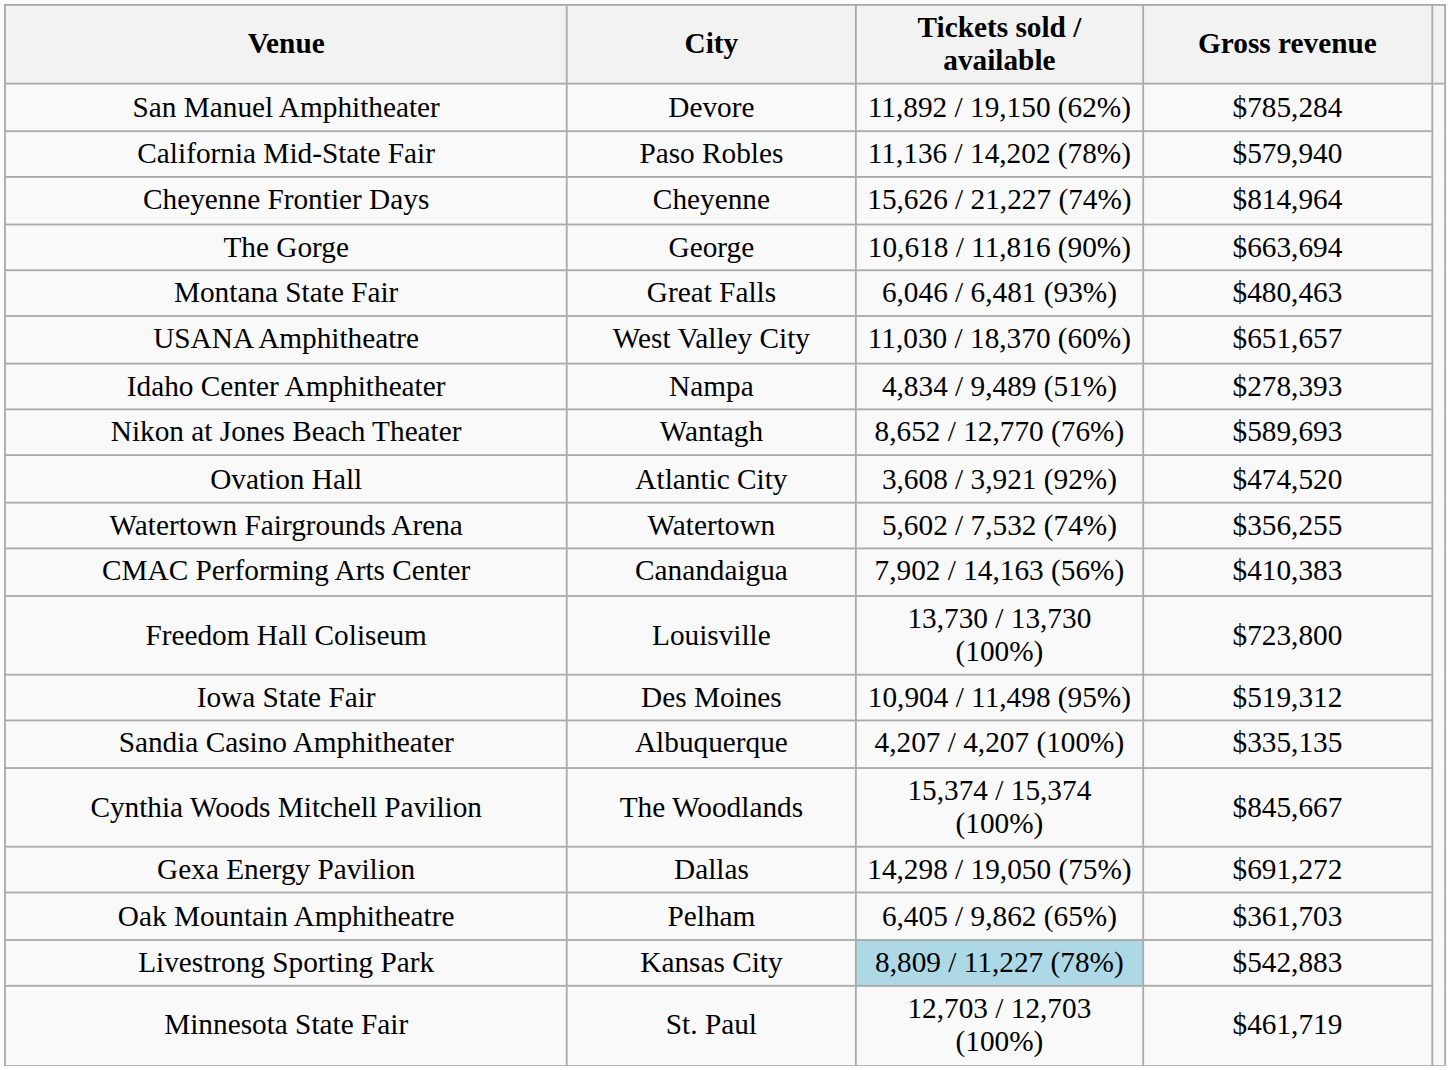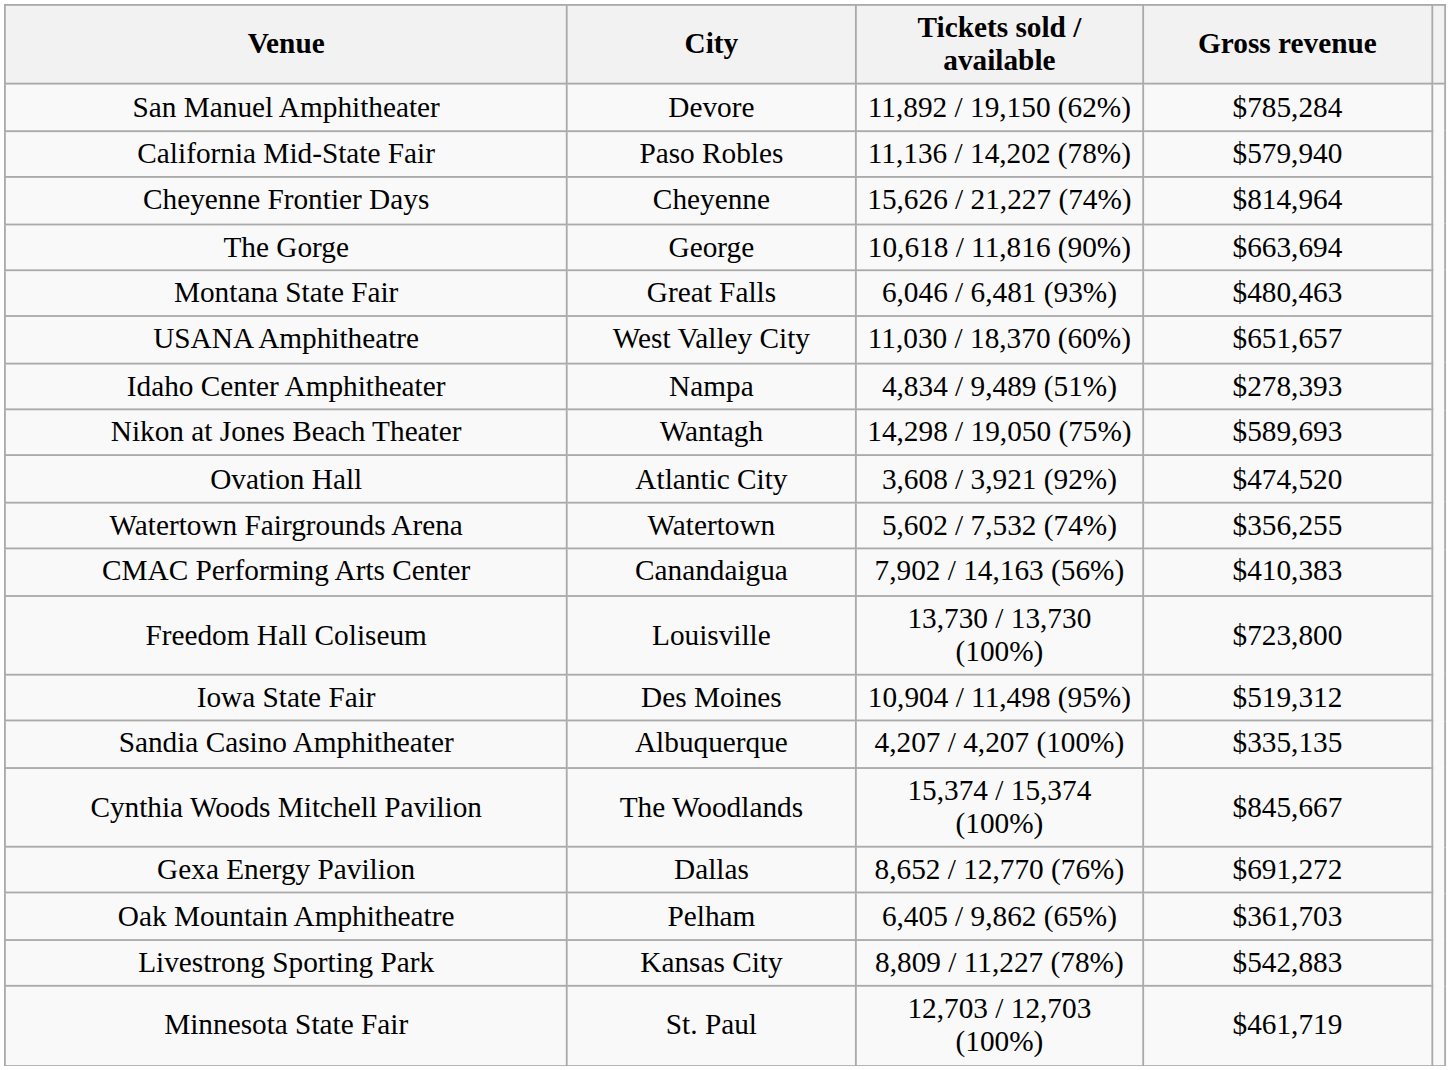(999, 432) 8,652 / 12,770 (76%) -> (999, 432) 14,298 / 19,050 (75%)
(999, 869) 14,298 / 19,050 (75%) -> (999, 869) 8,652 / 12,770 (76%)
(999, 962) lightblue background -> (999, 962) no background
